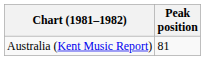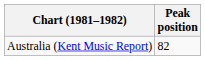(163, 45) 81 -> (163, 45) 82
